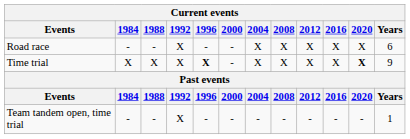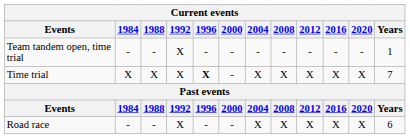rows swapped: (28, 46) <-> (59, 119)
(362, 63) bold -> (362, 74) normal
(390, 63) 9 -> (390, 74) 7
